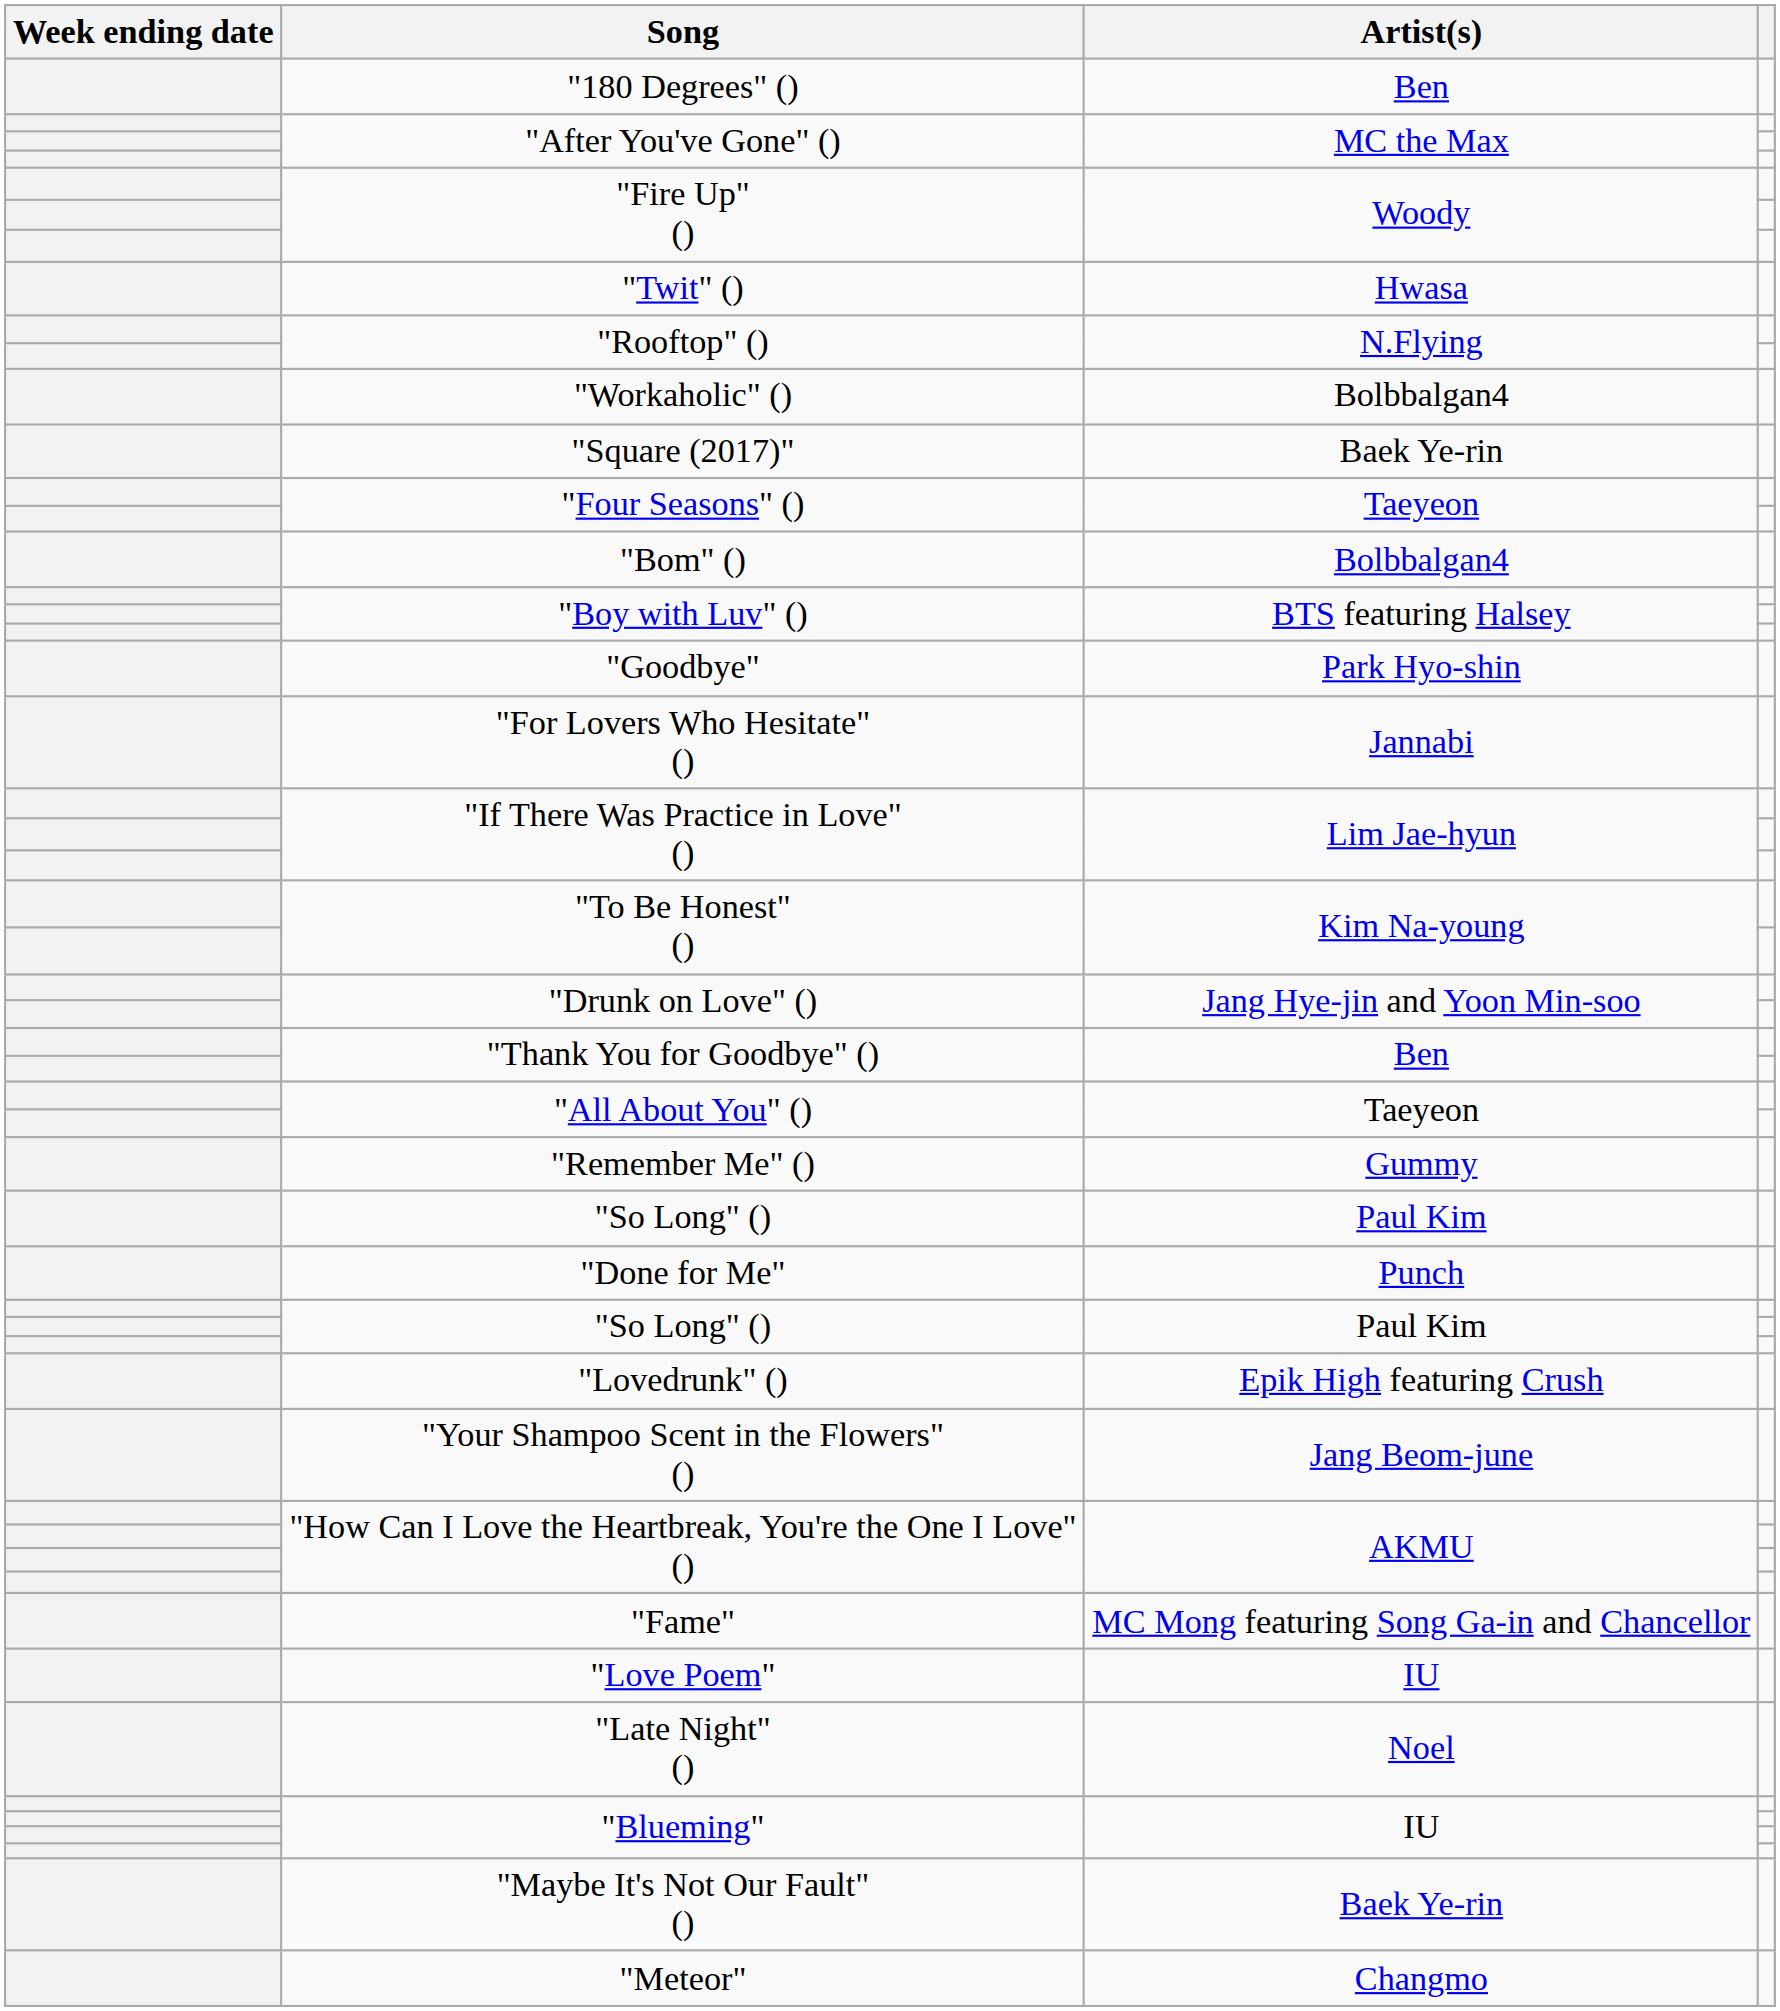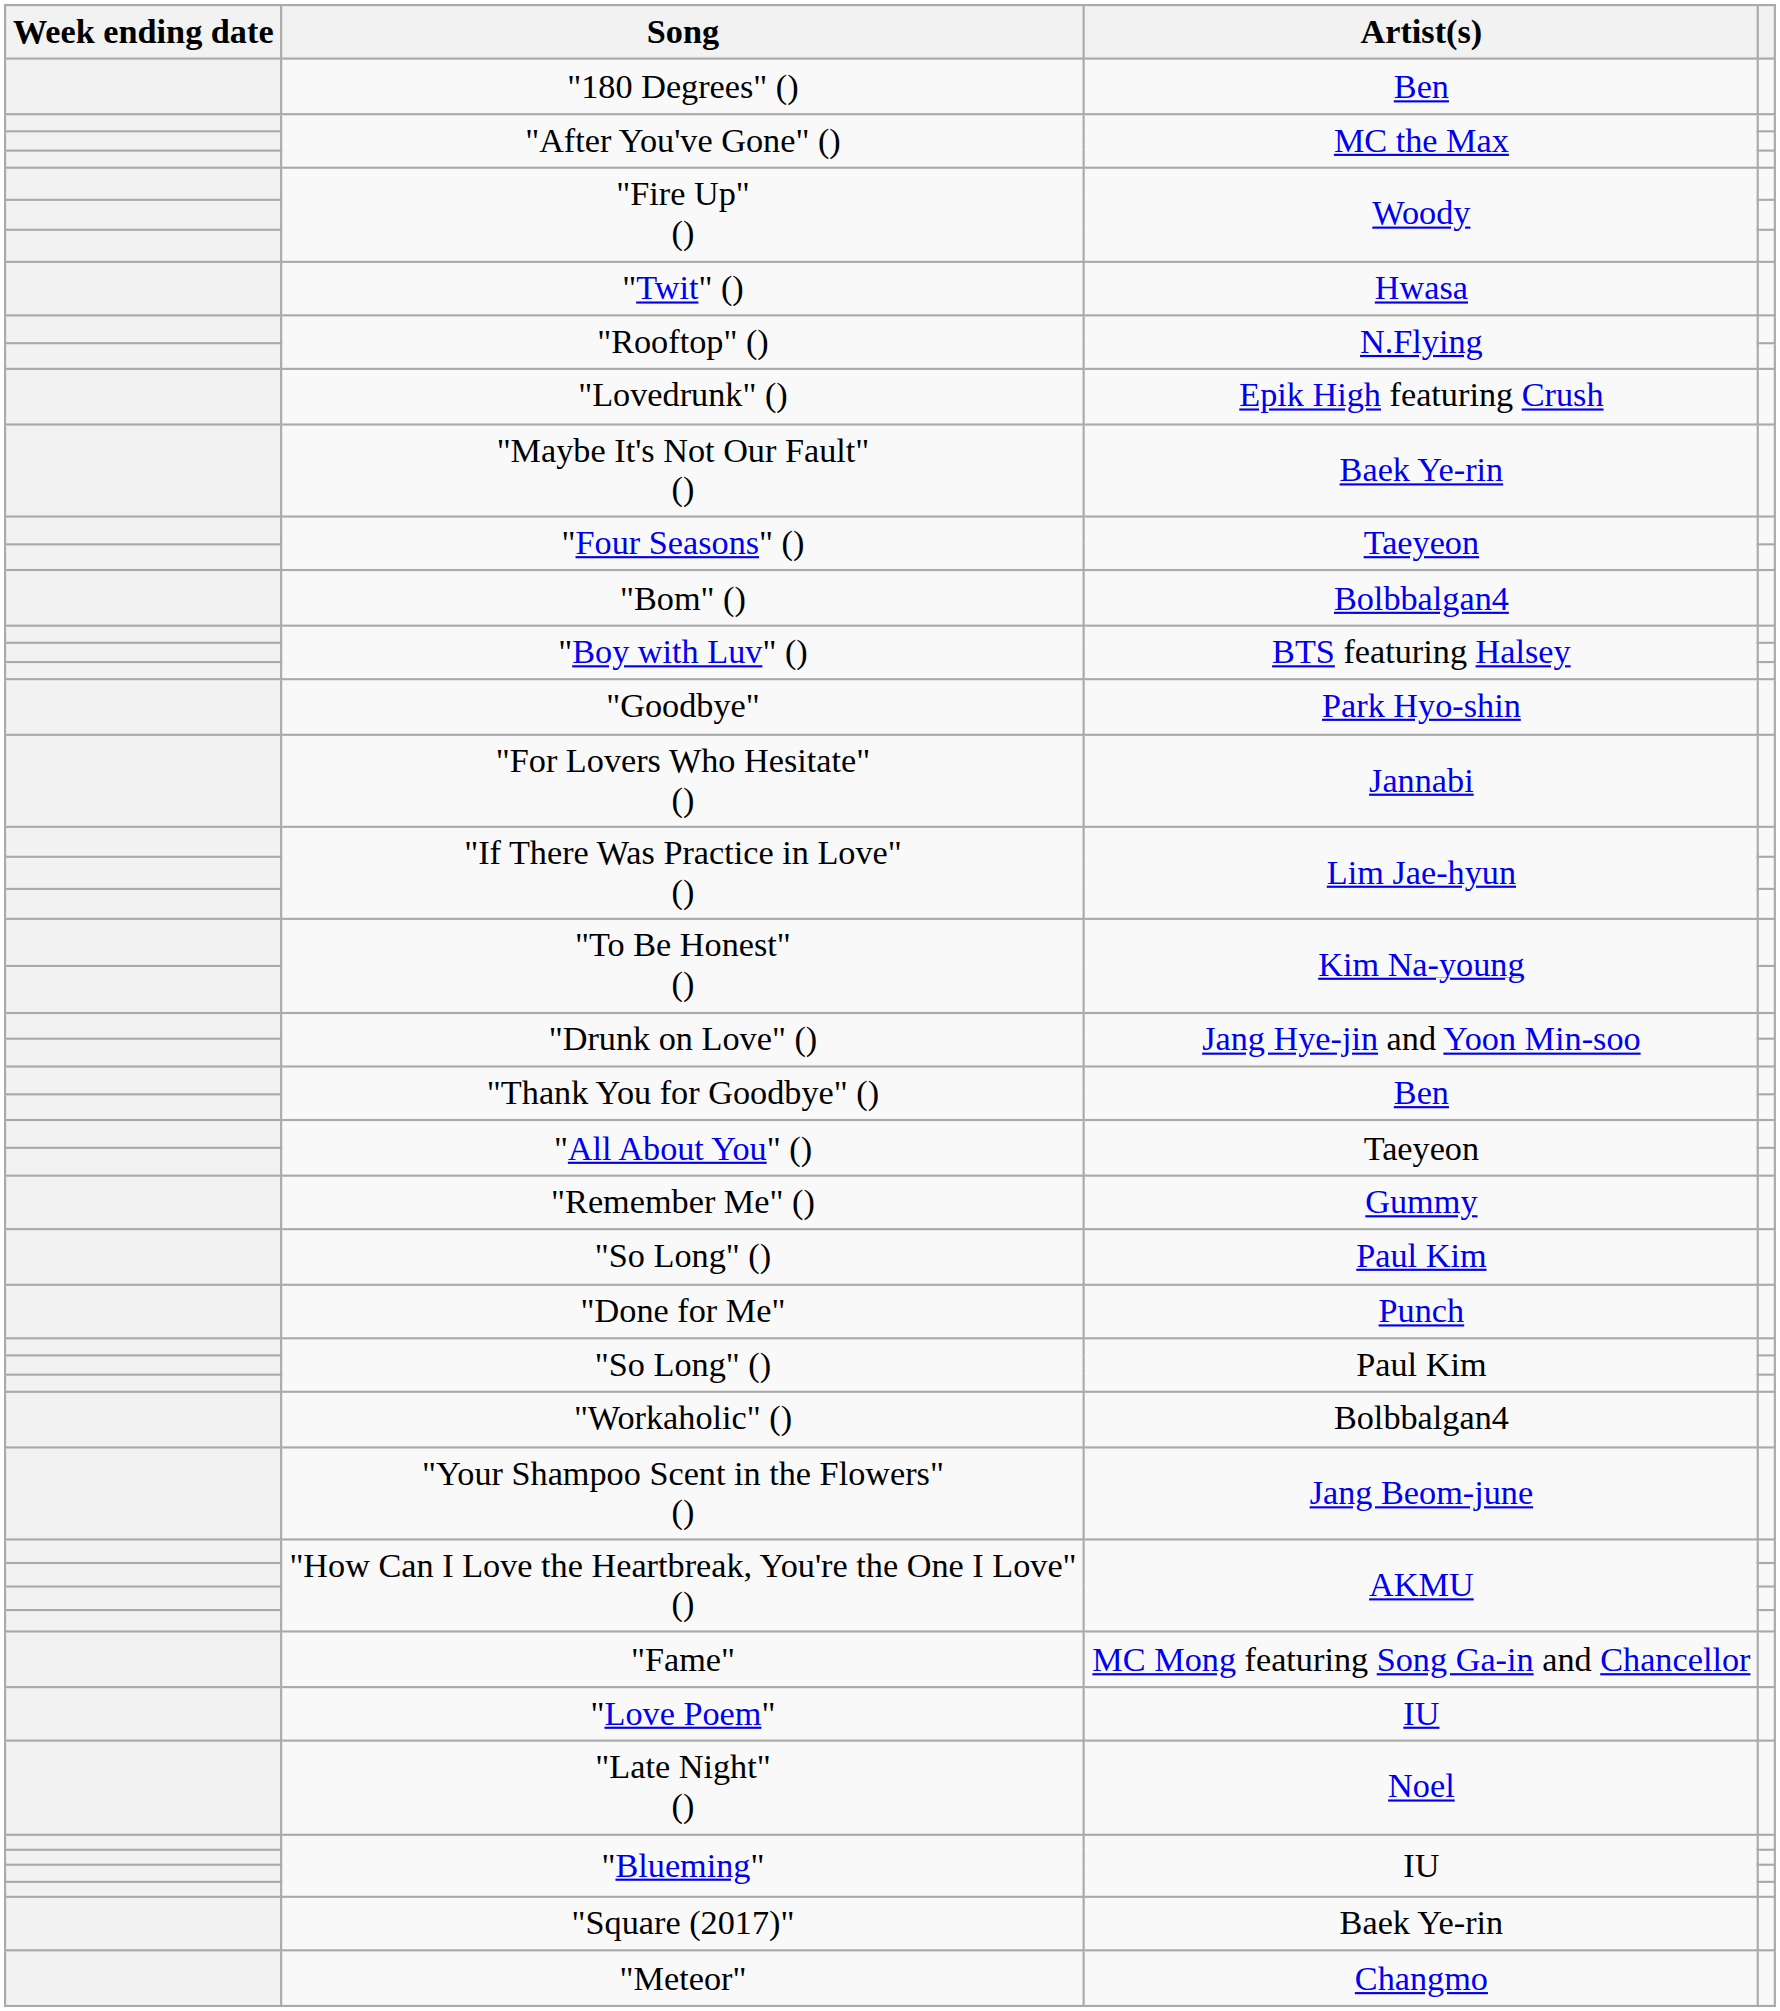rows swapped: (683, 1380) <-> (683, 395)
rows swapped: (683, 1904) <-> (683, 450)
